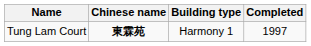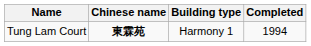(275, 31) 1997 -> (275, 31) 1994
